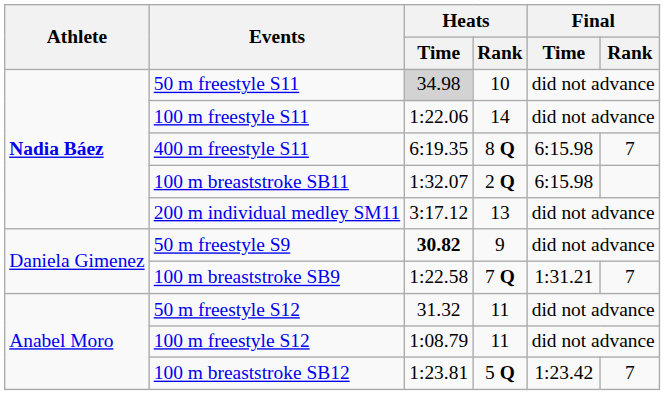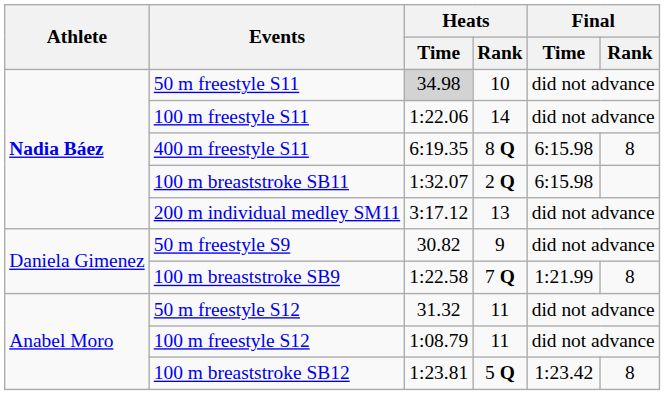(630, 149) 7 -> (630, 149) 8
(439, 245) bold -> (439, 245) normal
(564, 277) 1:31.21 -> (564, 277) 1:21.99
(630, 277) 7 -> (630, 277) 8
(630, 373) 7 -> (630, 373) 8
